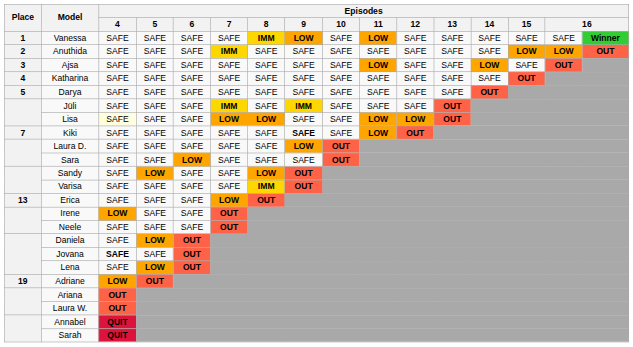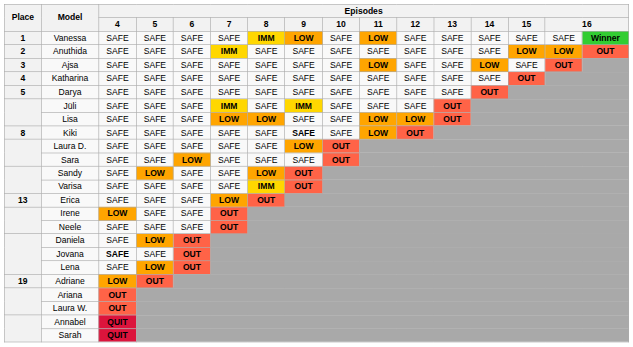(117, 119) lightyellow background -> (117, 119) no background
(23, 132) 7 -> (23, 132) 8
